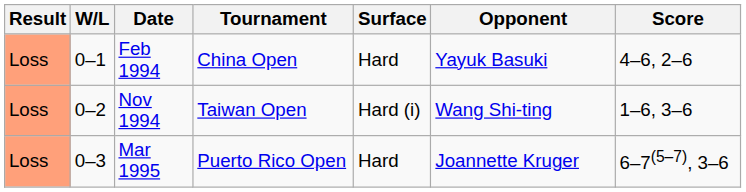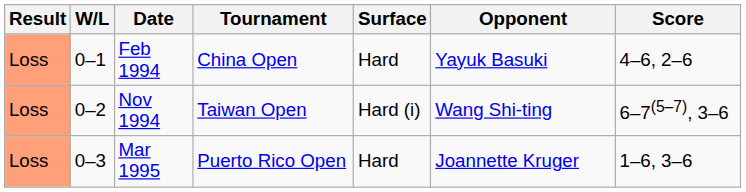(656, 110) 1–6, 3–6 -> (674, 110) 6–7(5–7), 3–6
(674, 161) 6–7(5–7), 3–6 -> (656, 161) 1–6, 3–6
